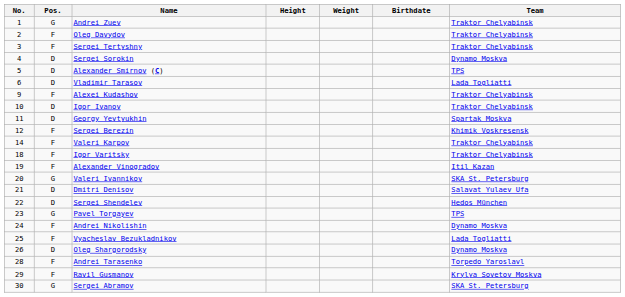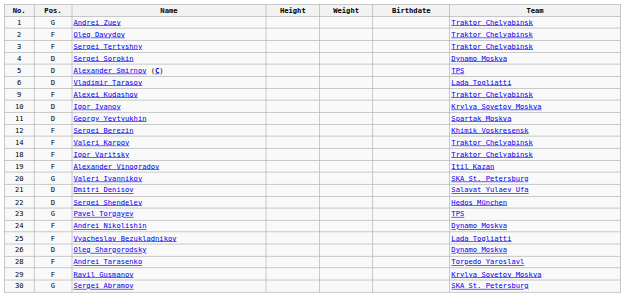(492, 106) Traktor Chelyabinsk -> (496, 106) Krylya Sovetov Moskva
